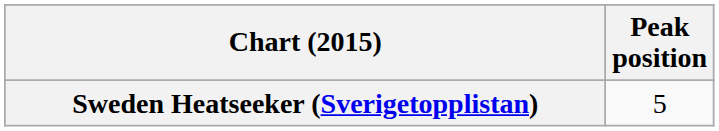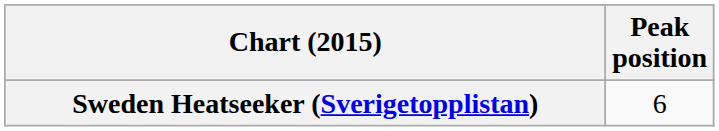(660, 102) 5 -> (660, 102) 6
